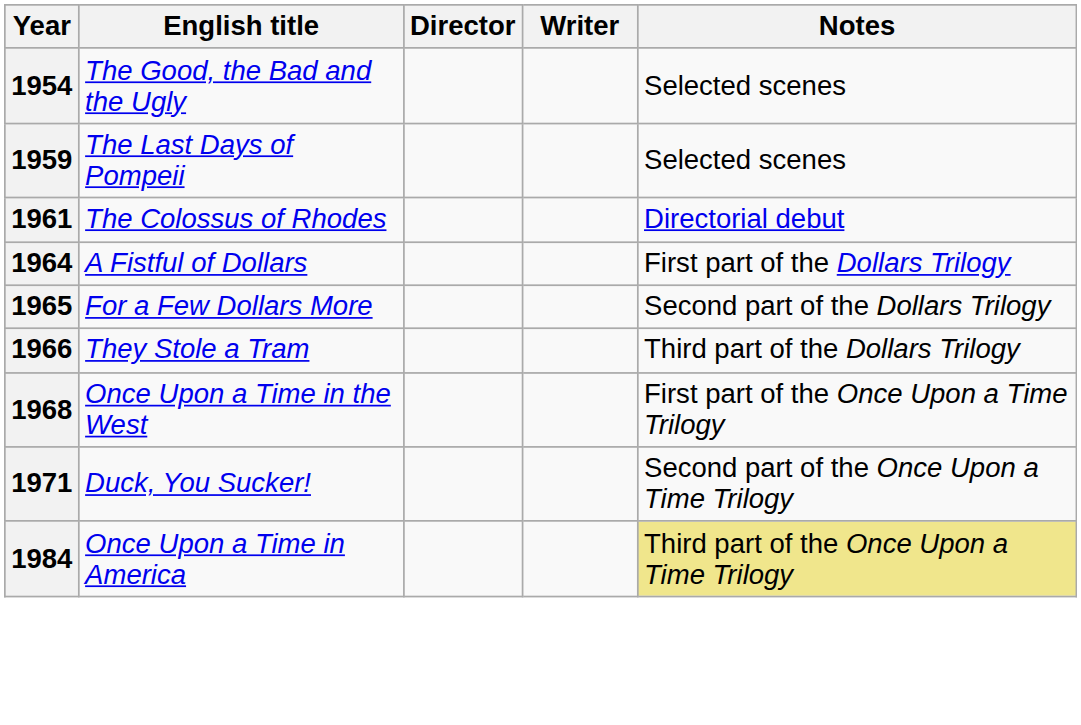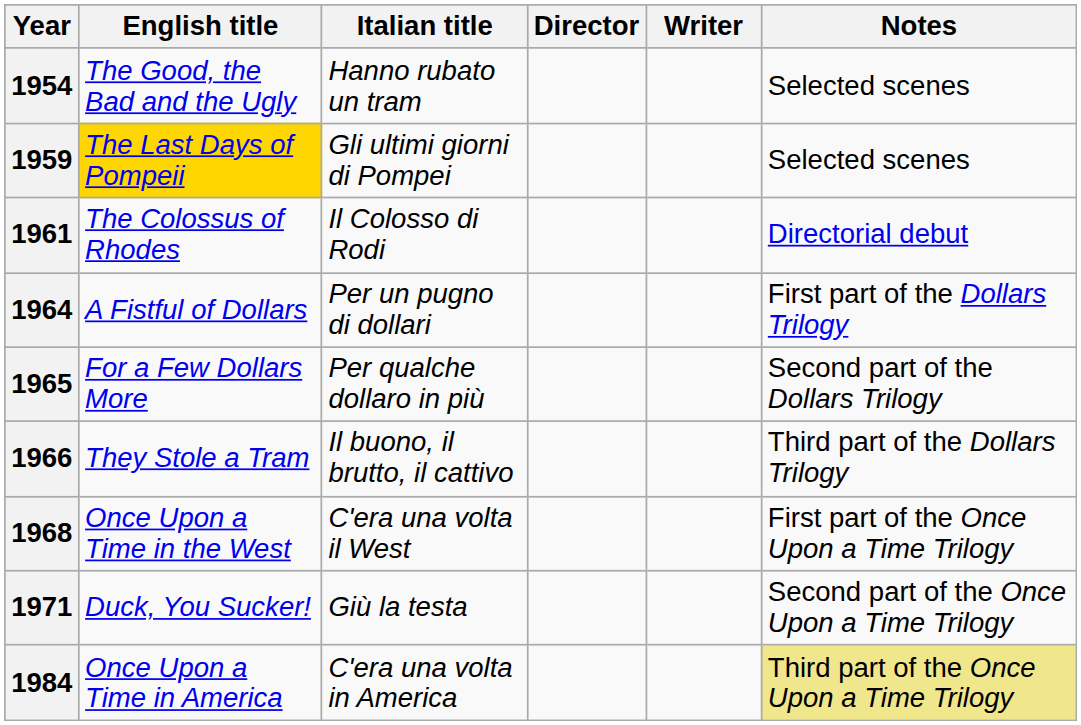+ column: (425, 26)
(189, 160) no background -> (189, 160) gold background
